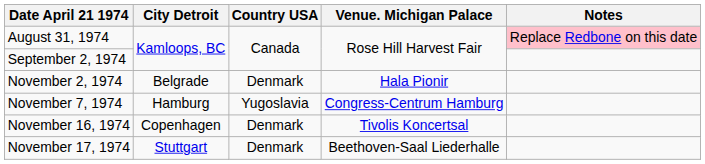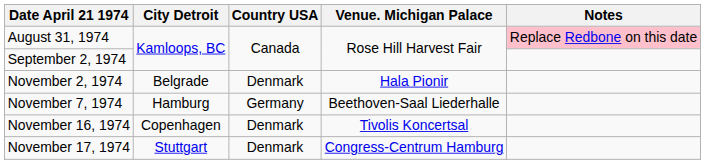(275, 103) Yugoslavia -> (275, 103) Germany
(414, 103) Congress-Centrum Hamburg -> (414, 103) Beethoven-Saal Liederhalle
(414, 147) Beethoven-Saal Liederhalle -> (414, 147) Congress-Centrum Hamburg
